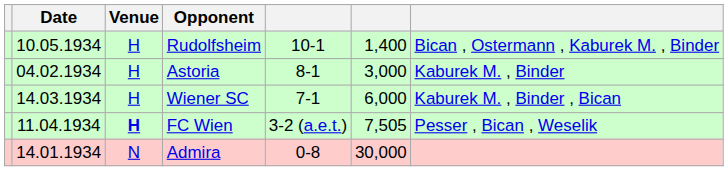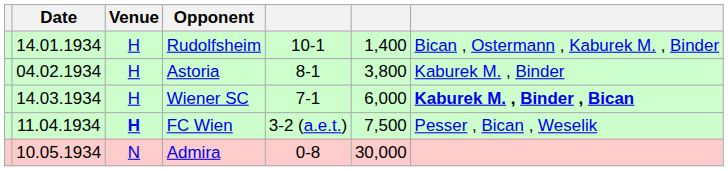(59, 44) 10.05.1934 -> (59, 44) 14.01.1934
(386, 71) 3,000 -> (386, 71) 3,800
(518, 98) normal -> (524, 98) bold
(386, 125) 7,505 -> (386, 125) 7,500
(59, 152) 14.01.1934 -> (59, 152) 10.05.1934
